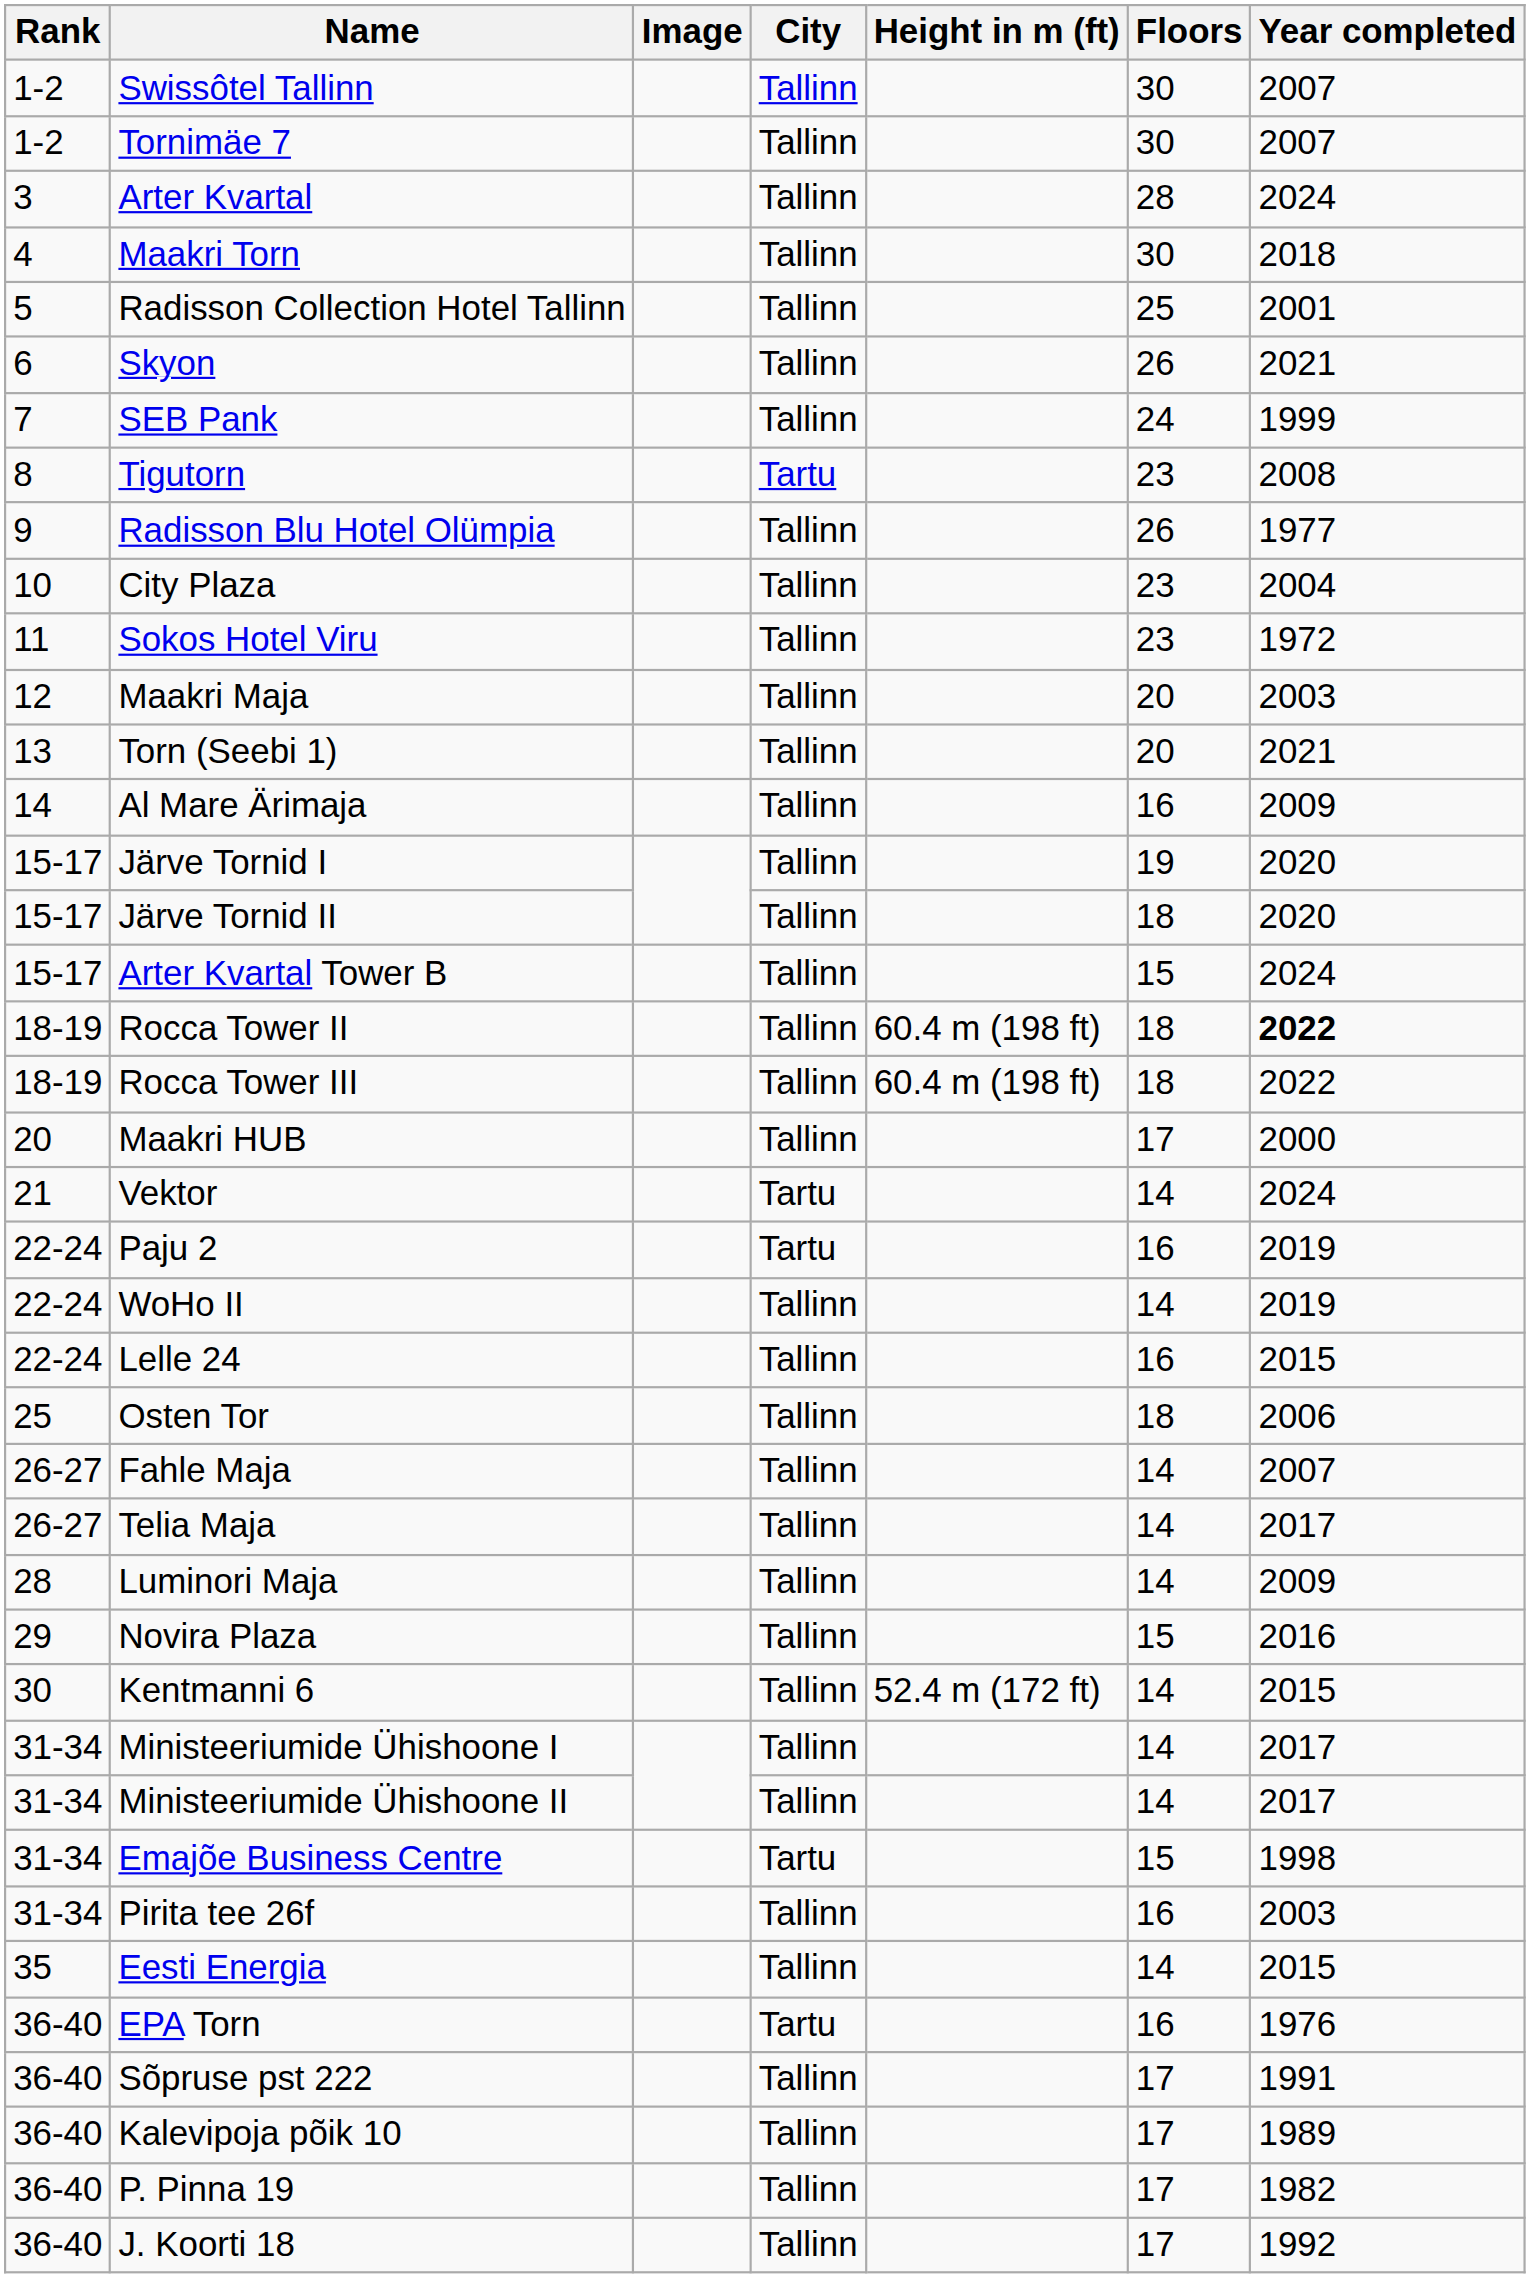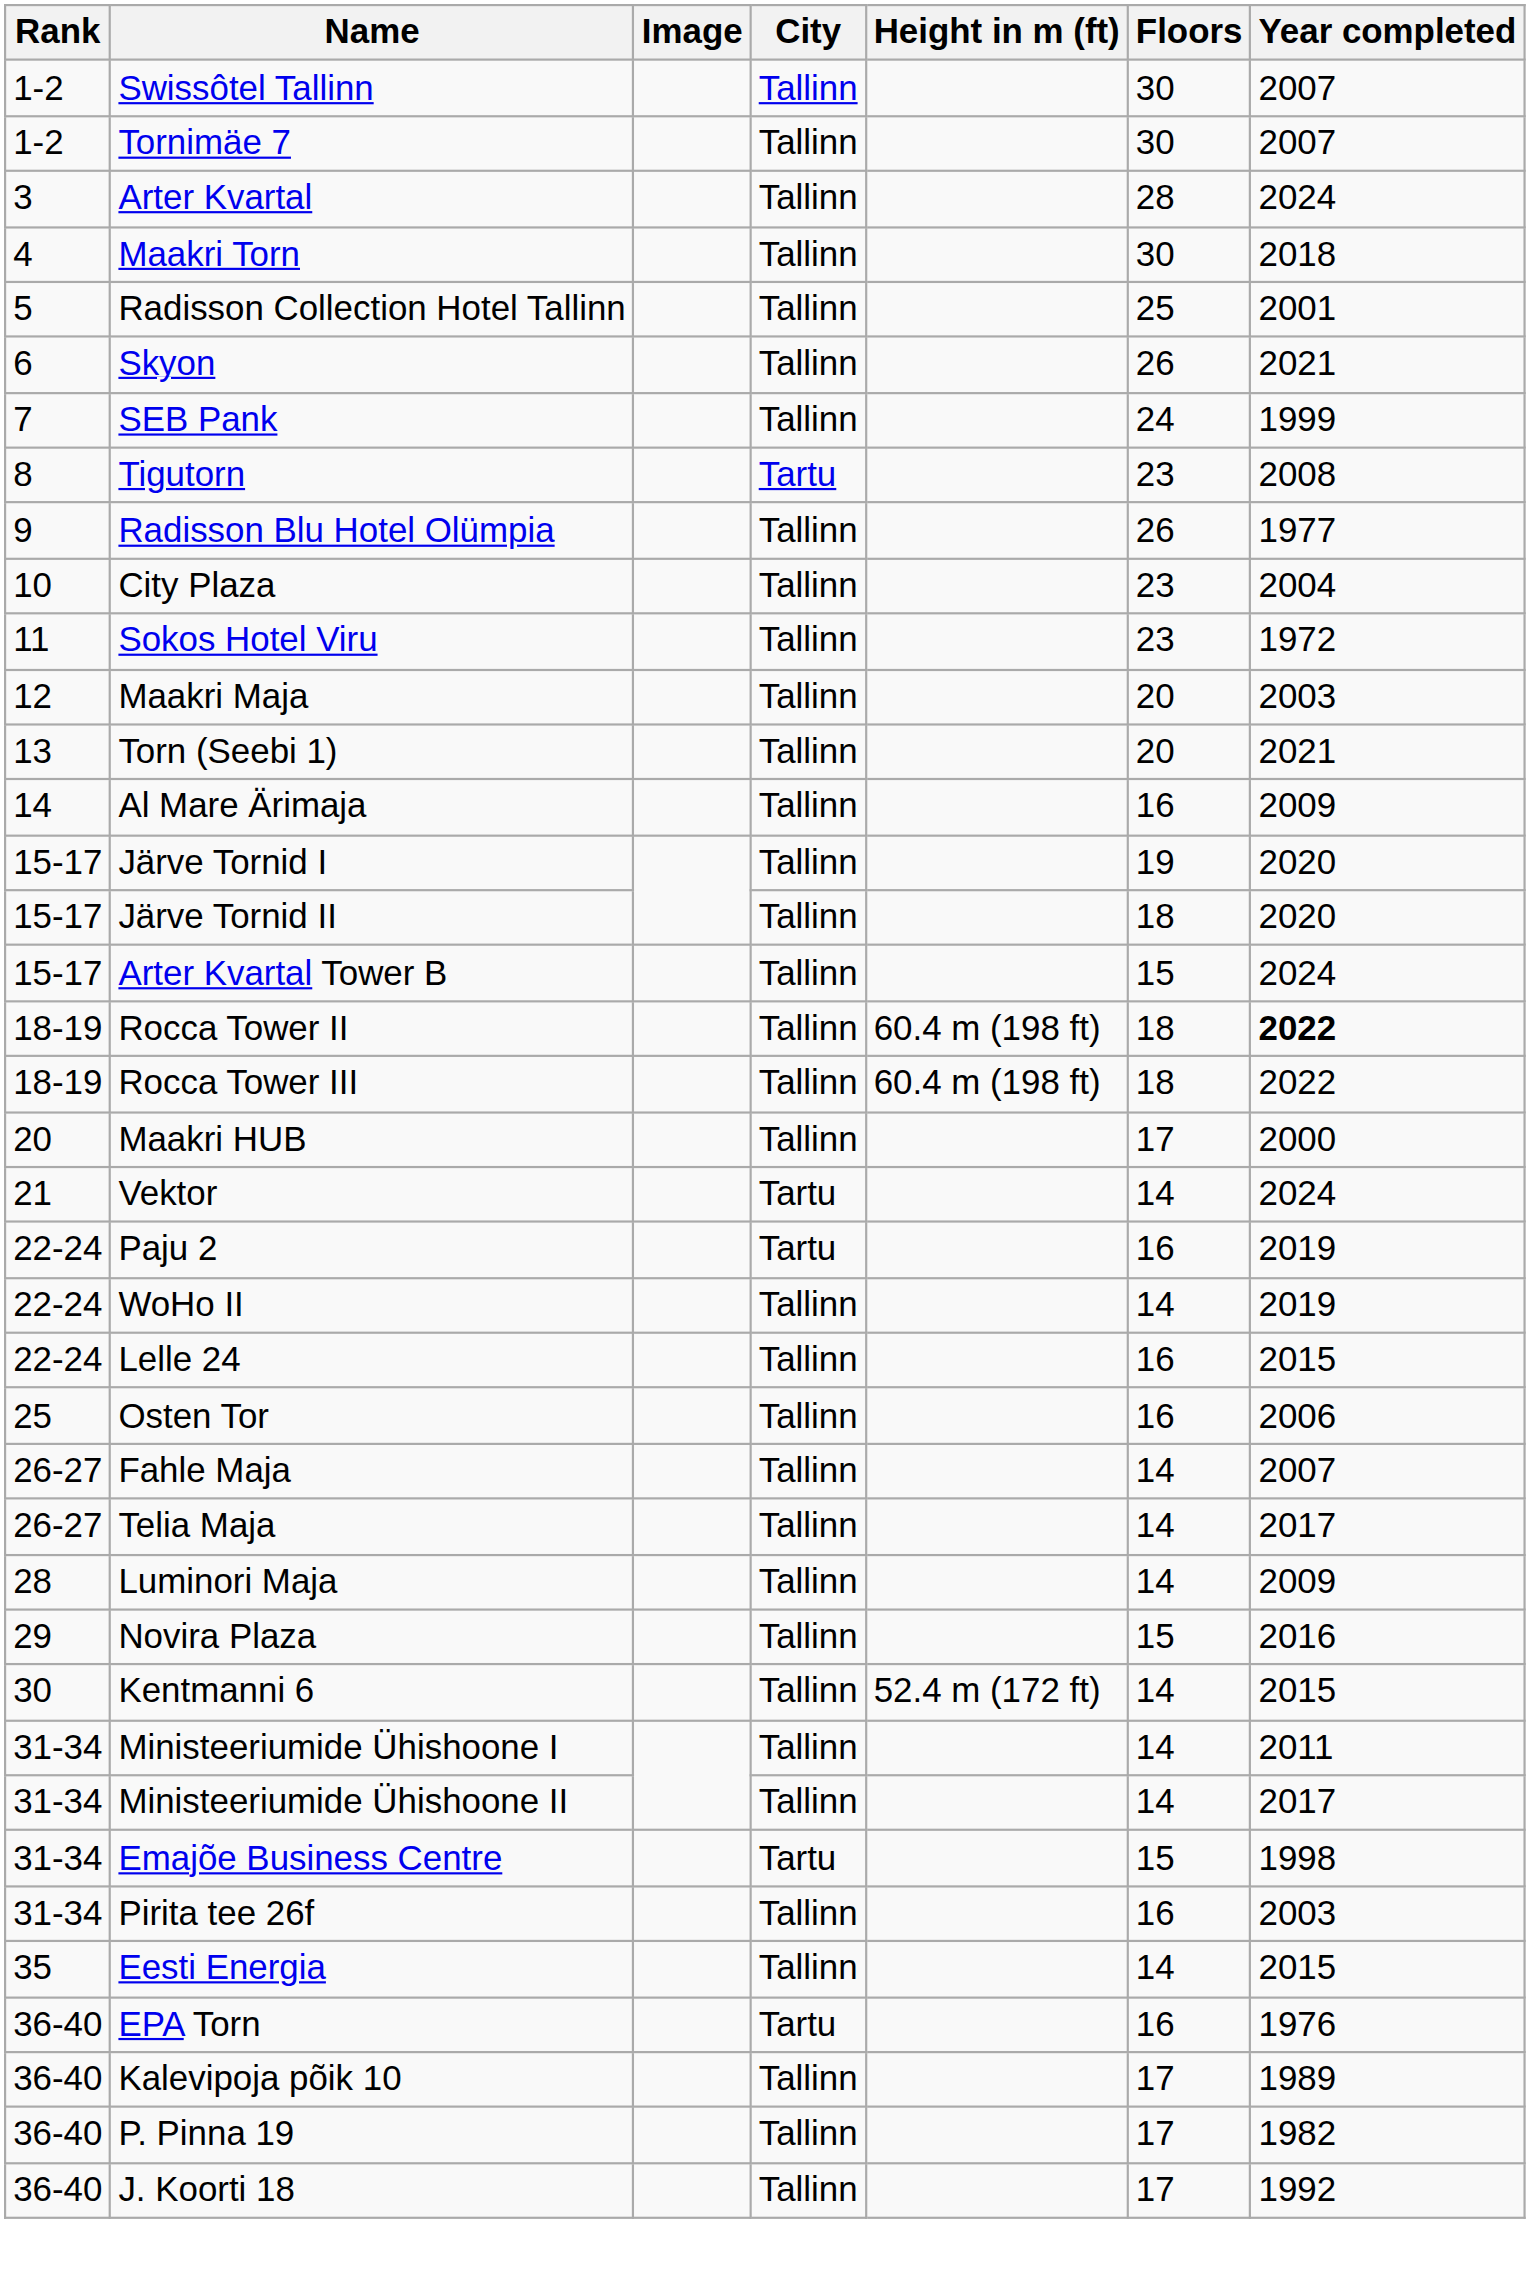(1155, 1415) 18 -> (1155, 1415) 16
(1297, 1747) 2017 -> (1296, 1747) 2011
- row: (245, 2078)
